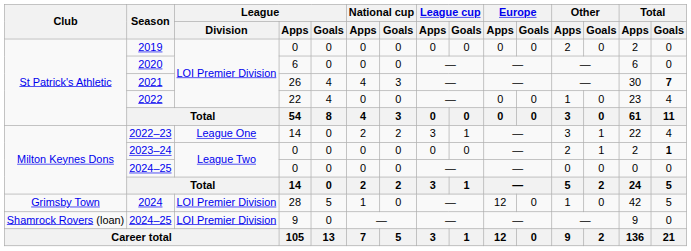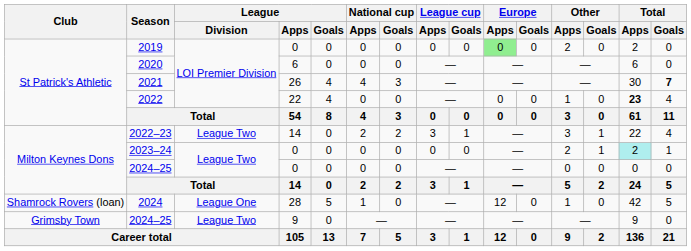(500, 47) no background -> (500, 47) lightgreen background
(635, 99) normal -> (635, 99) bold
(226, 133) League One -> (226, 133) League Two
(635, 151) no background -> (635, 151) paleturquoise background
(669, 151) bold -> (669, 151) normal
(65, 202) Grimsby Town -> (66, 202) Shamrock Rovers (loan)
(226, 202) LOI Premier Division -> (226, 202) League One
(66, 220) Shamrock Rovers (loan) -> (65, 220) Grimsby Town
(226, 220) LOI Premier Division -> (226, 220) League Two
